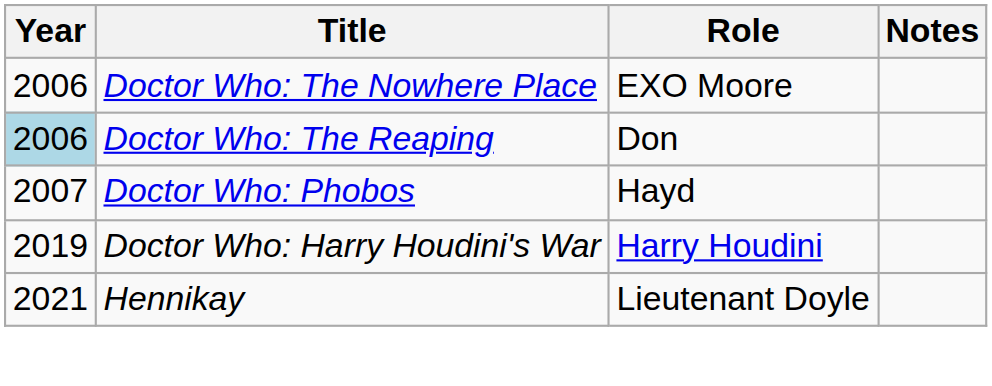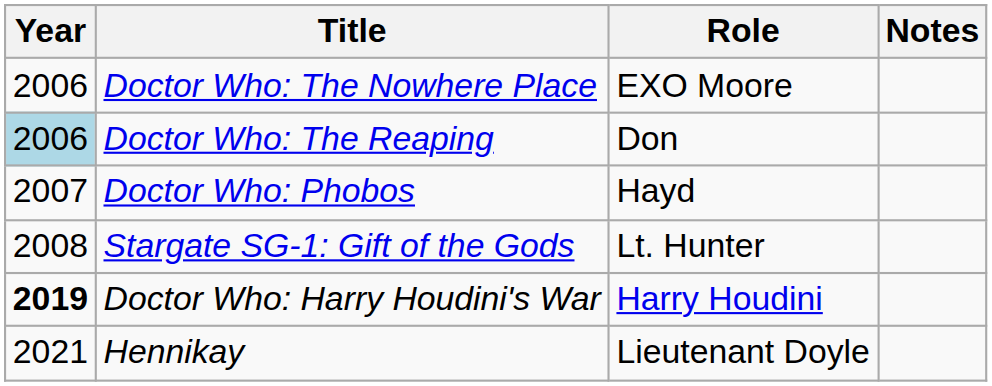+ row: (339, 245)
(50, 245) normal -> (50, 298) bold
